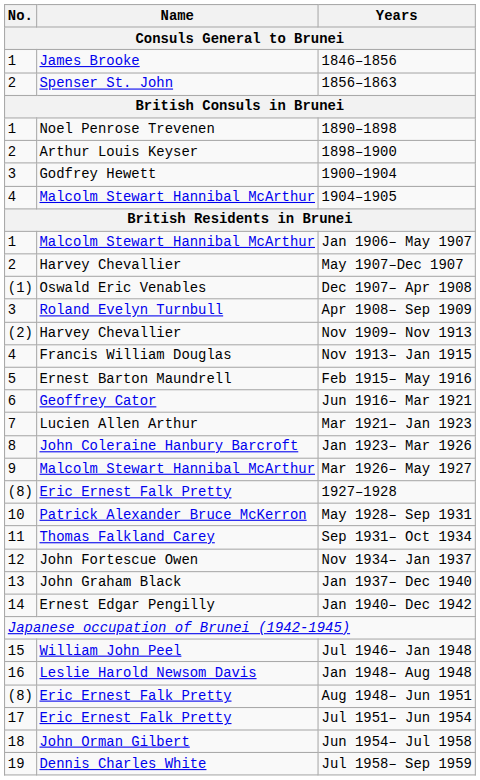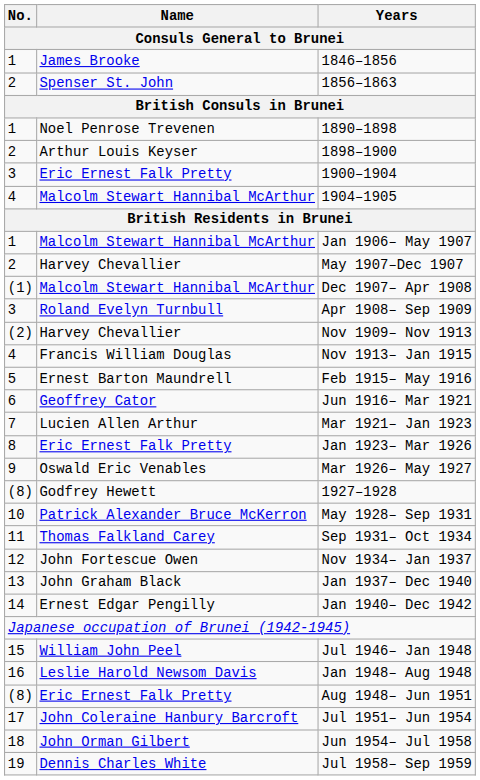(98, 175) Godfrey Hewett -> (136, 175) Eric Ernest Falk Pretty
(123, 288) Oswald Eric Venables -> (177, 288) Malcolm Stewart Hannibal McArthur
(169, 447) John Coleraine Hanbury Barcroft -> (136, 447) Eric Ernest Falk Pretty
(177, 469) Malcolm Stewart Hannibal McArthur -> (123, 469) Oswald Eric Venables
(136, 492) Eric Ernest Falk Pretty -> (98, 492) Godfrey Hewett
(136, 719) Eric Ernest Falk Pretty -> (169, 719) John Coleraine Hanbury Barcroft
